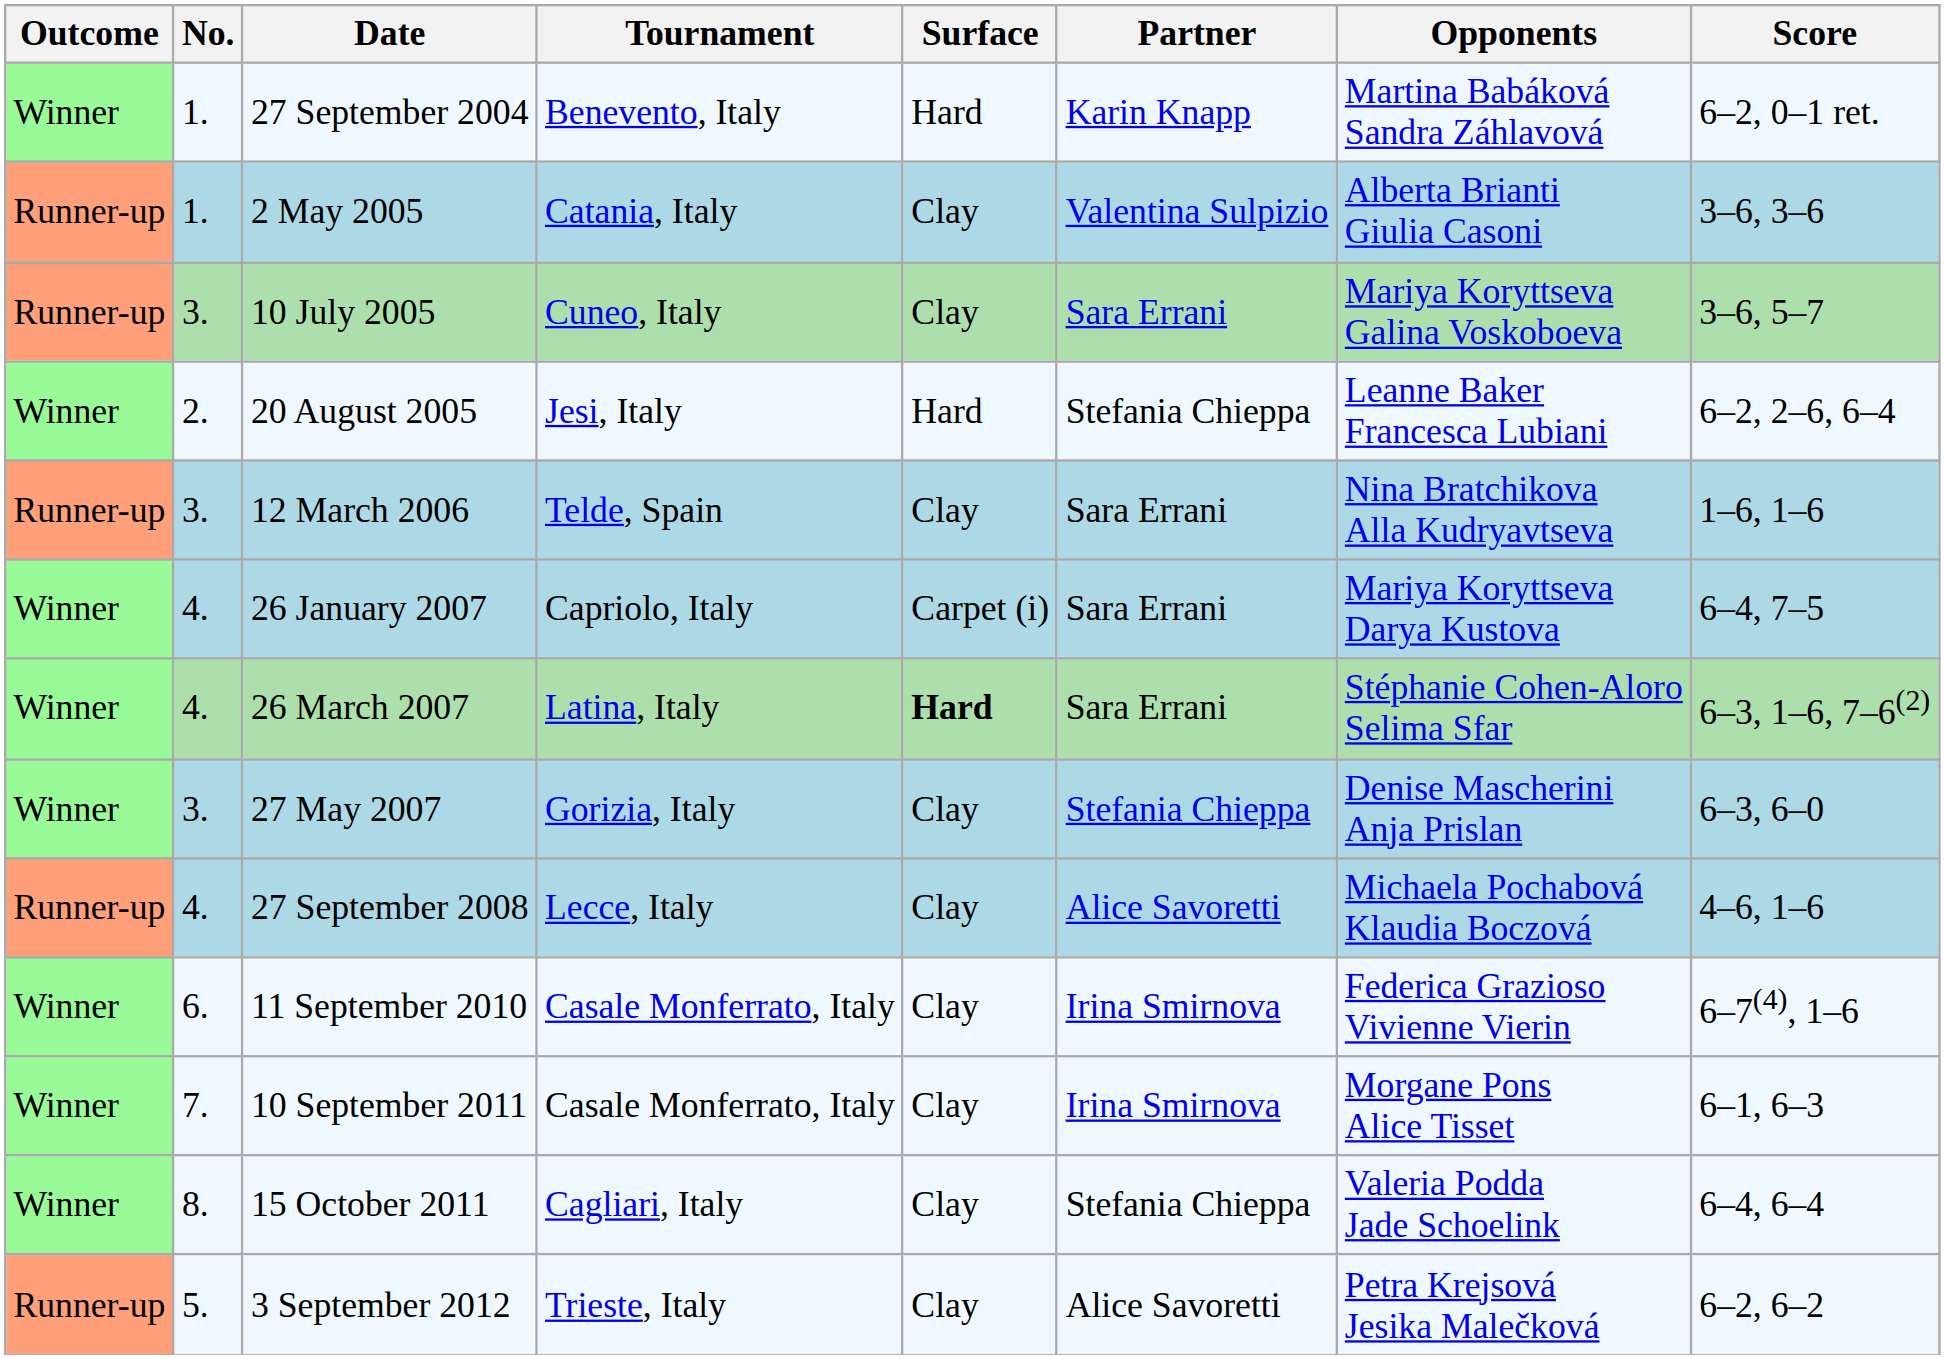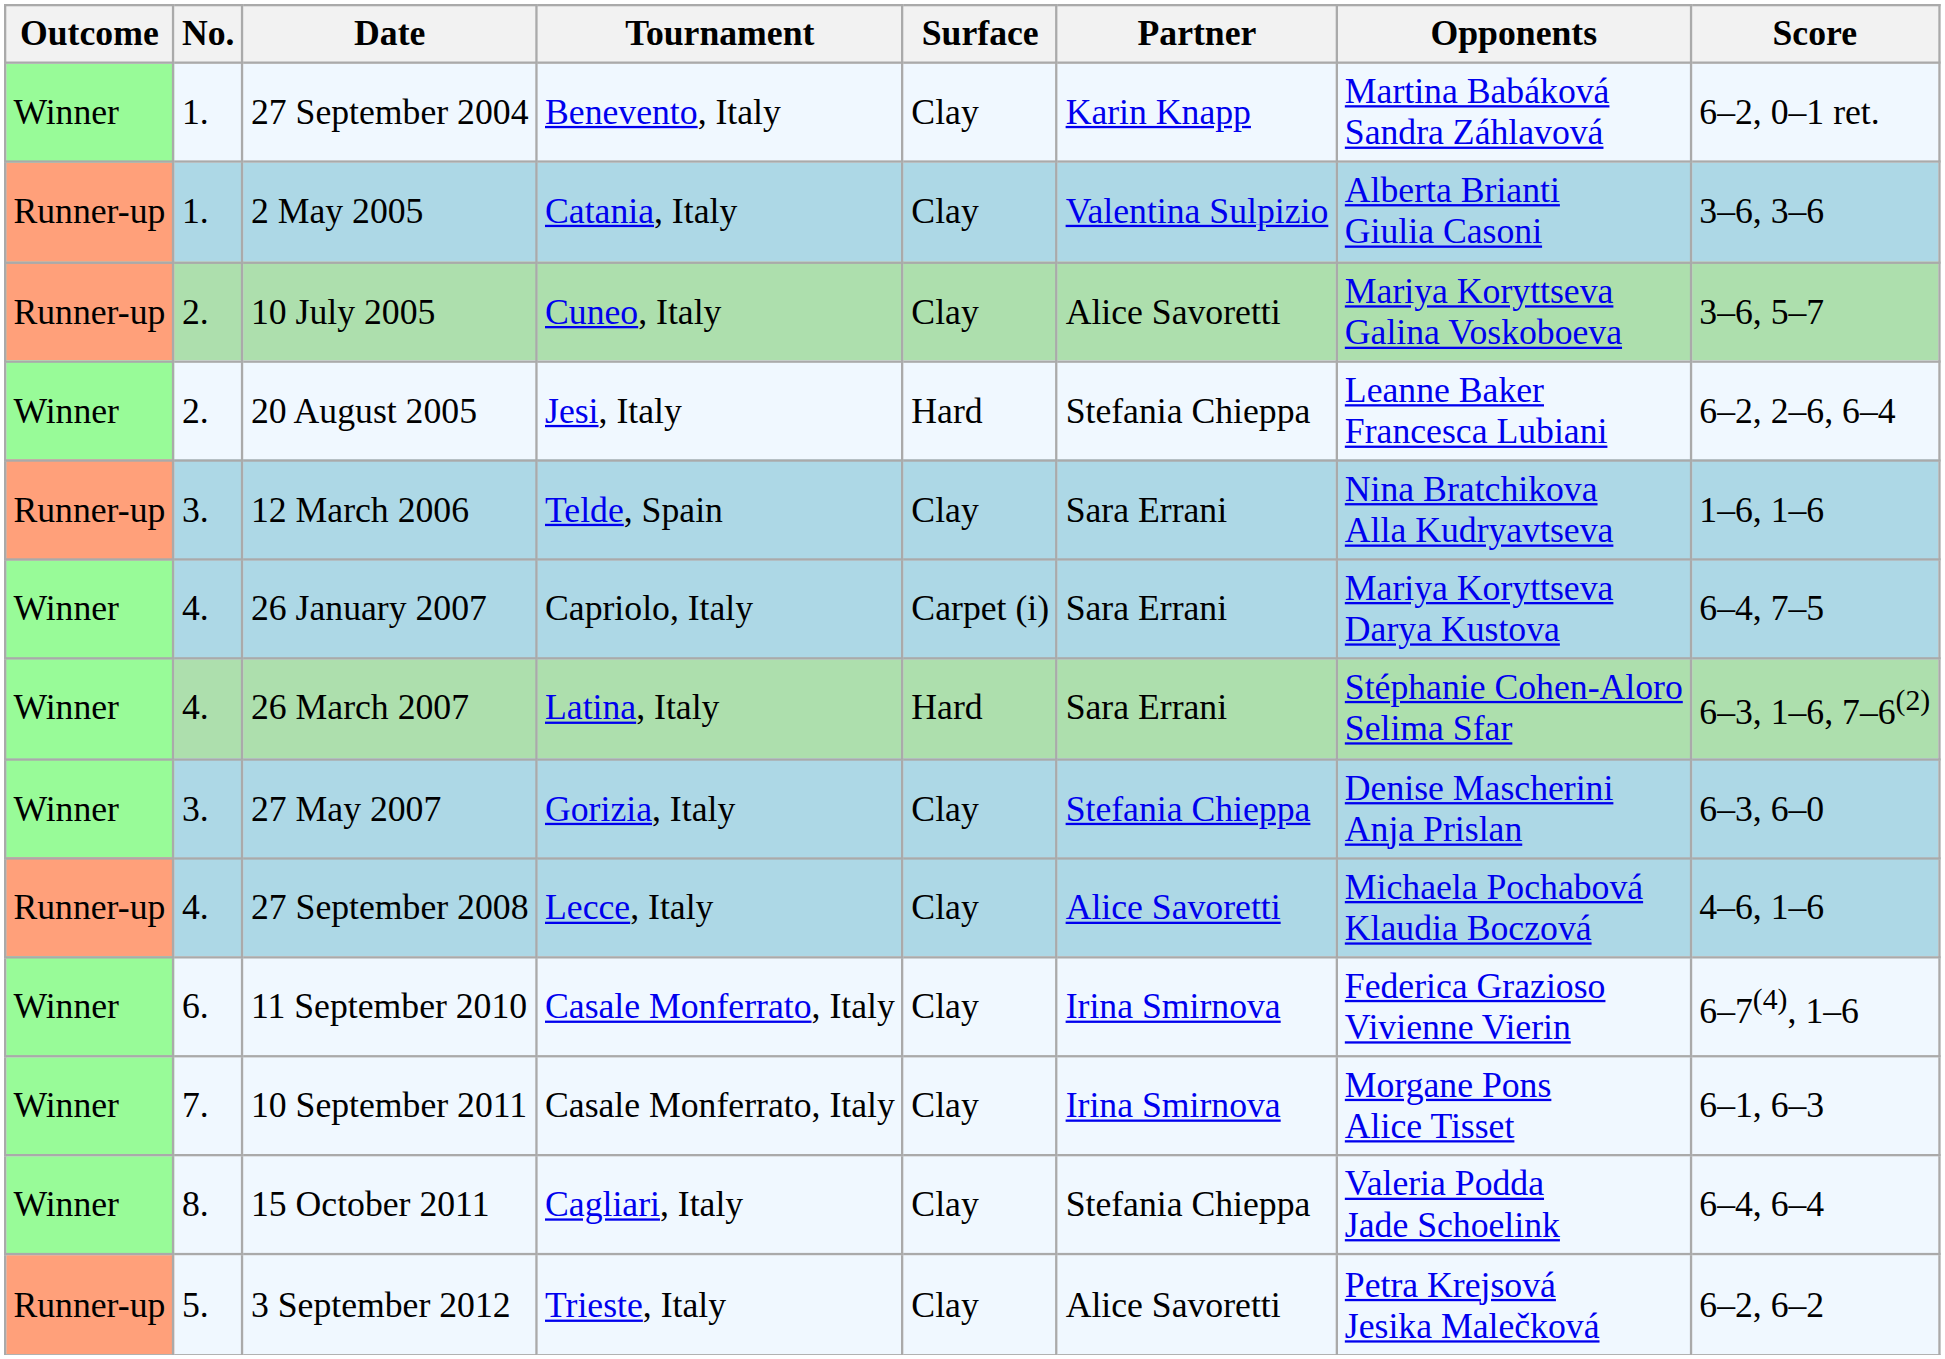(947, 111) Hard -> (945, 111) Clay
(195, 310) 3. -> (195, 310) 2.
(1146, 310) Sara Errani -> (1173, 310) Alice Savoretti
(952, 707) bold -> (947, 707) normal
